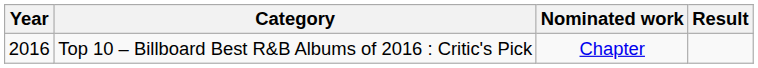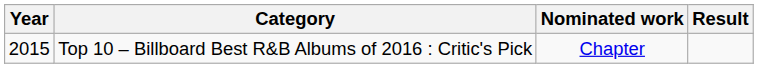(29, 48) 2016 -> (29, 48) 2015
